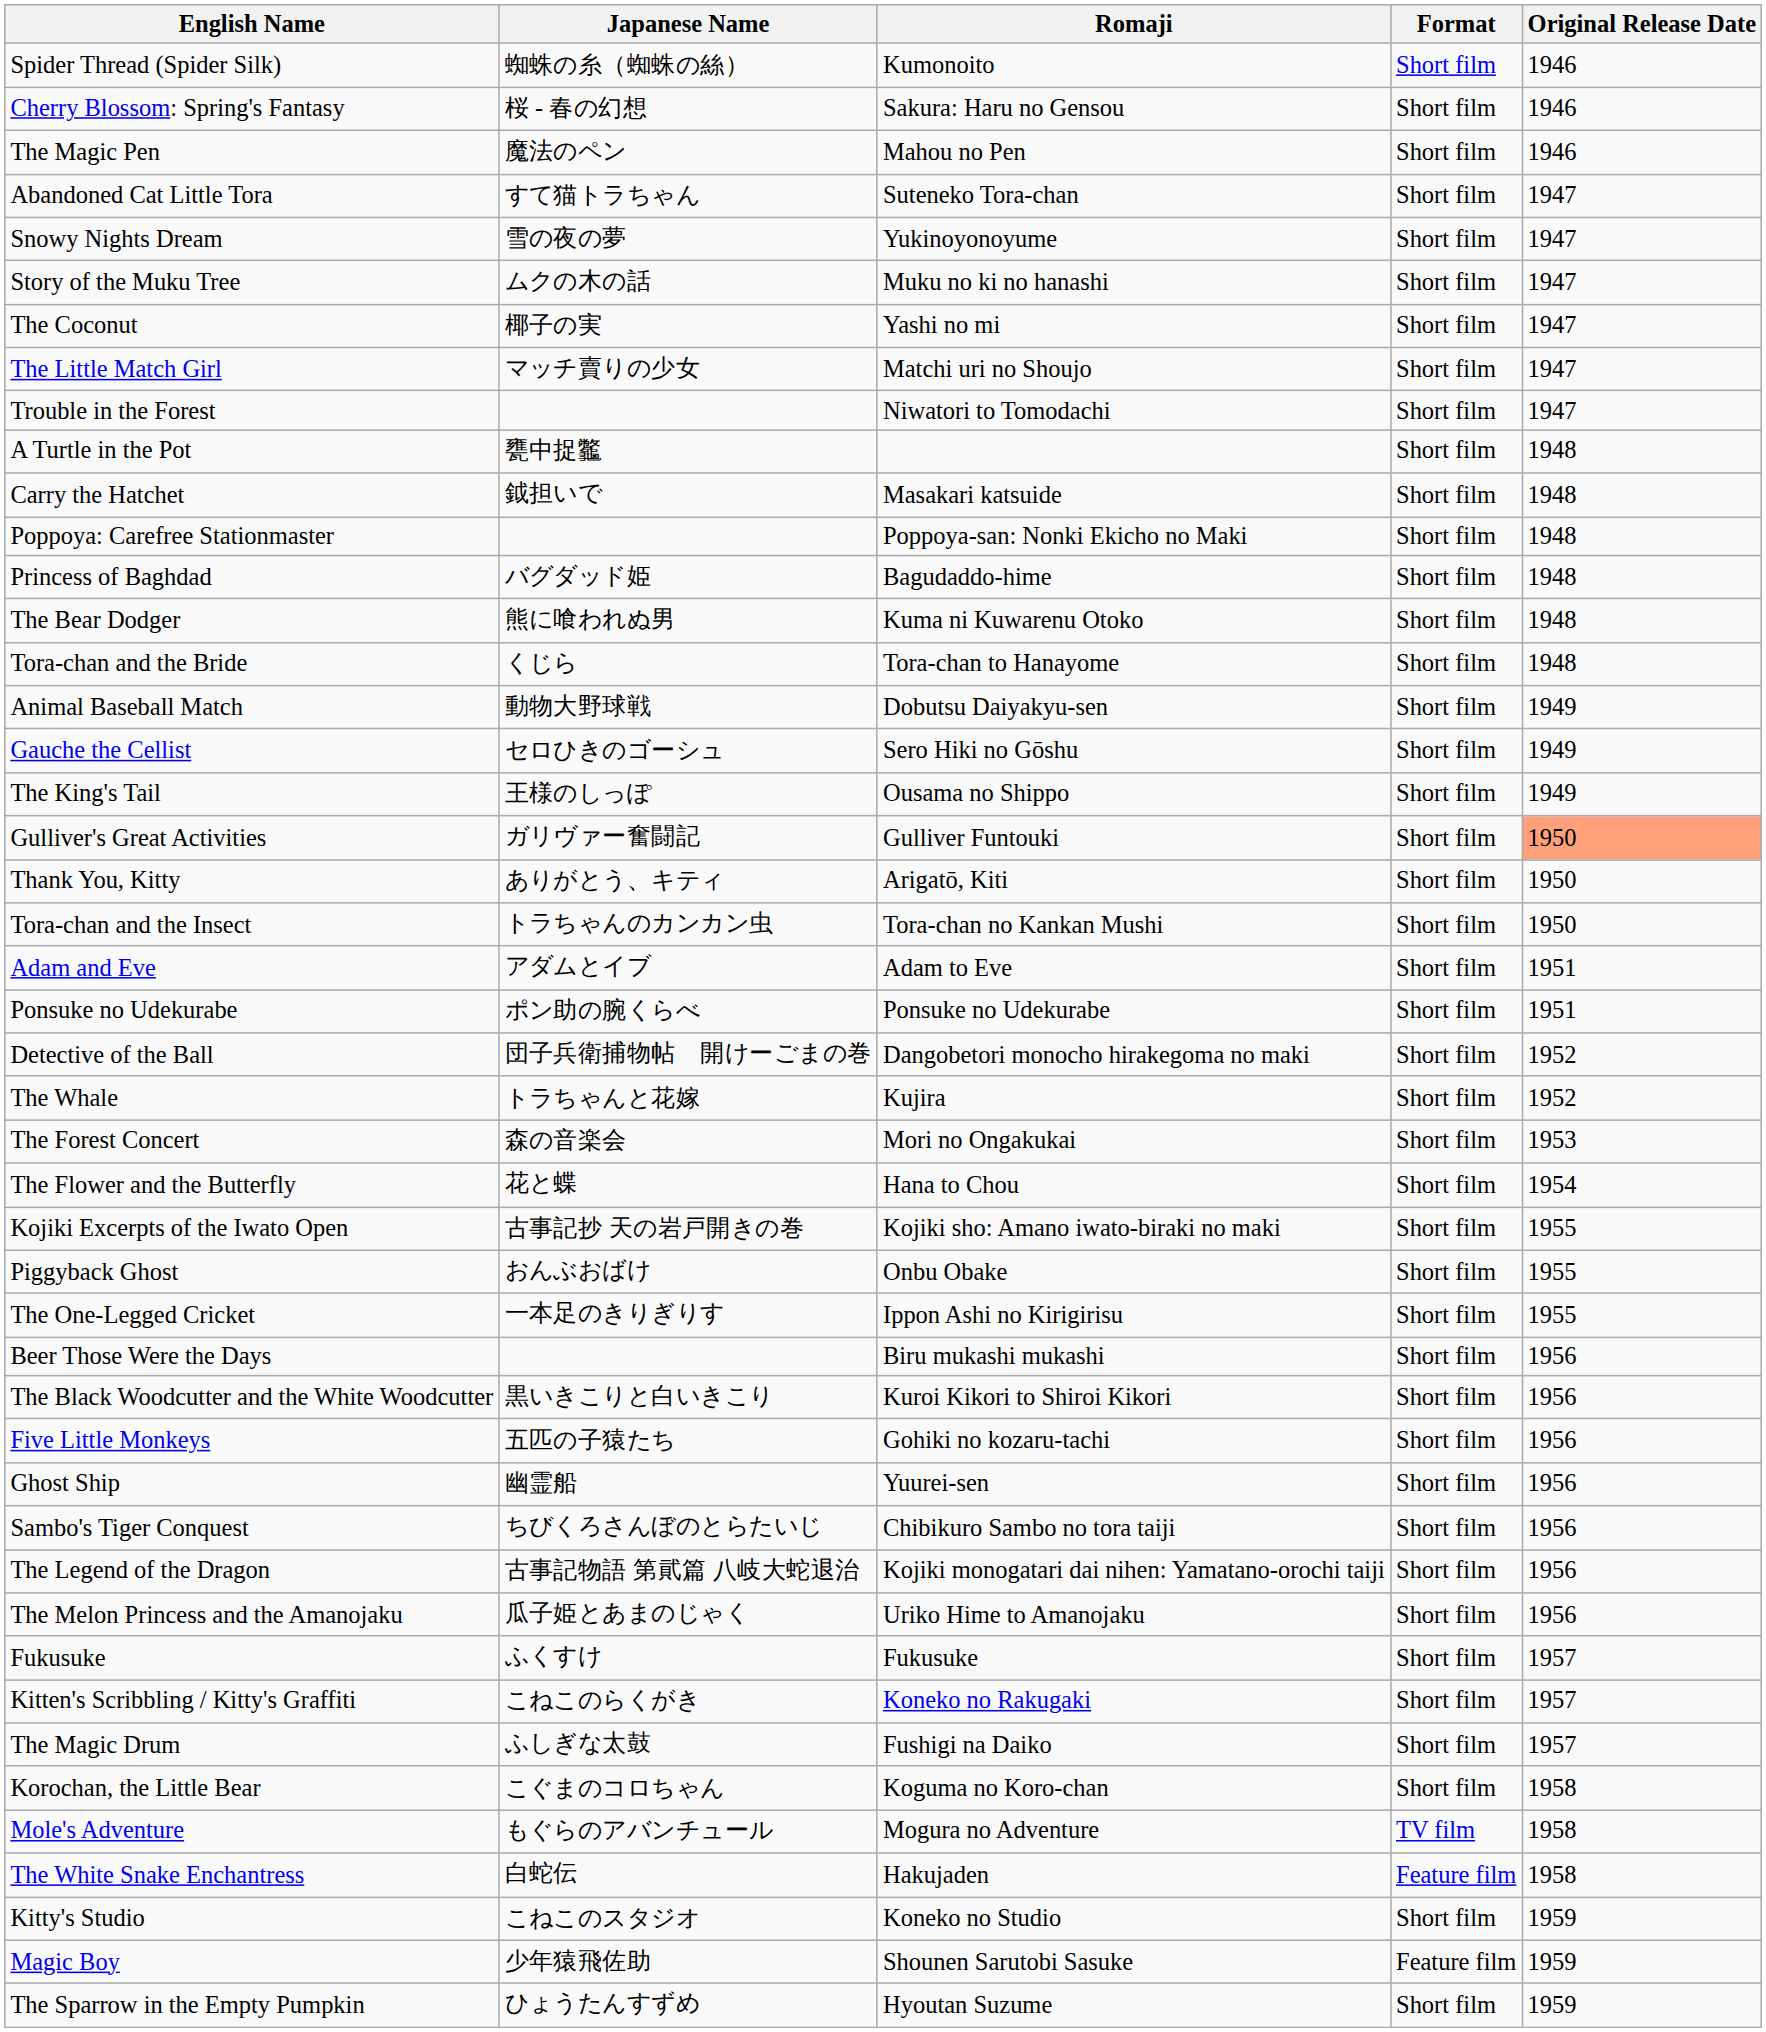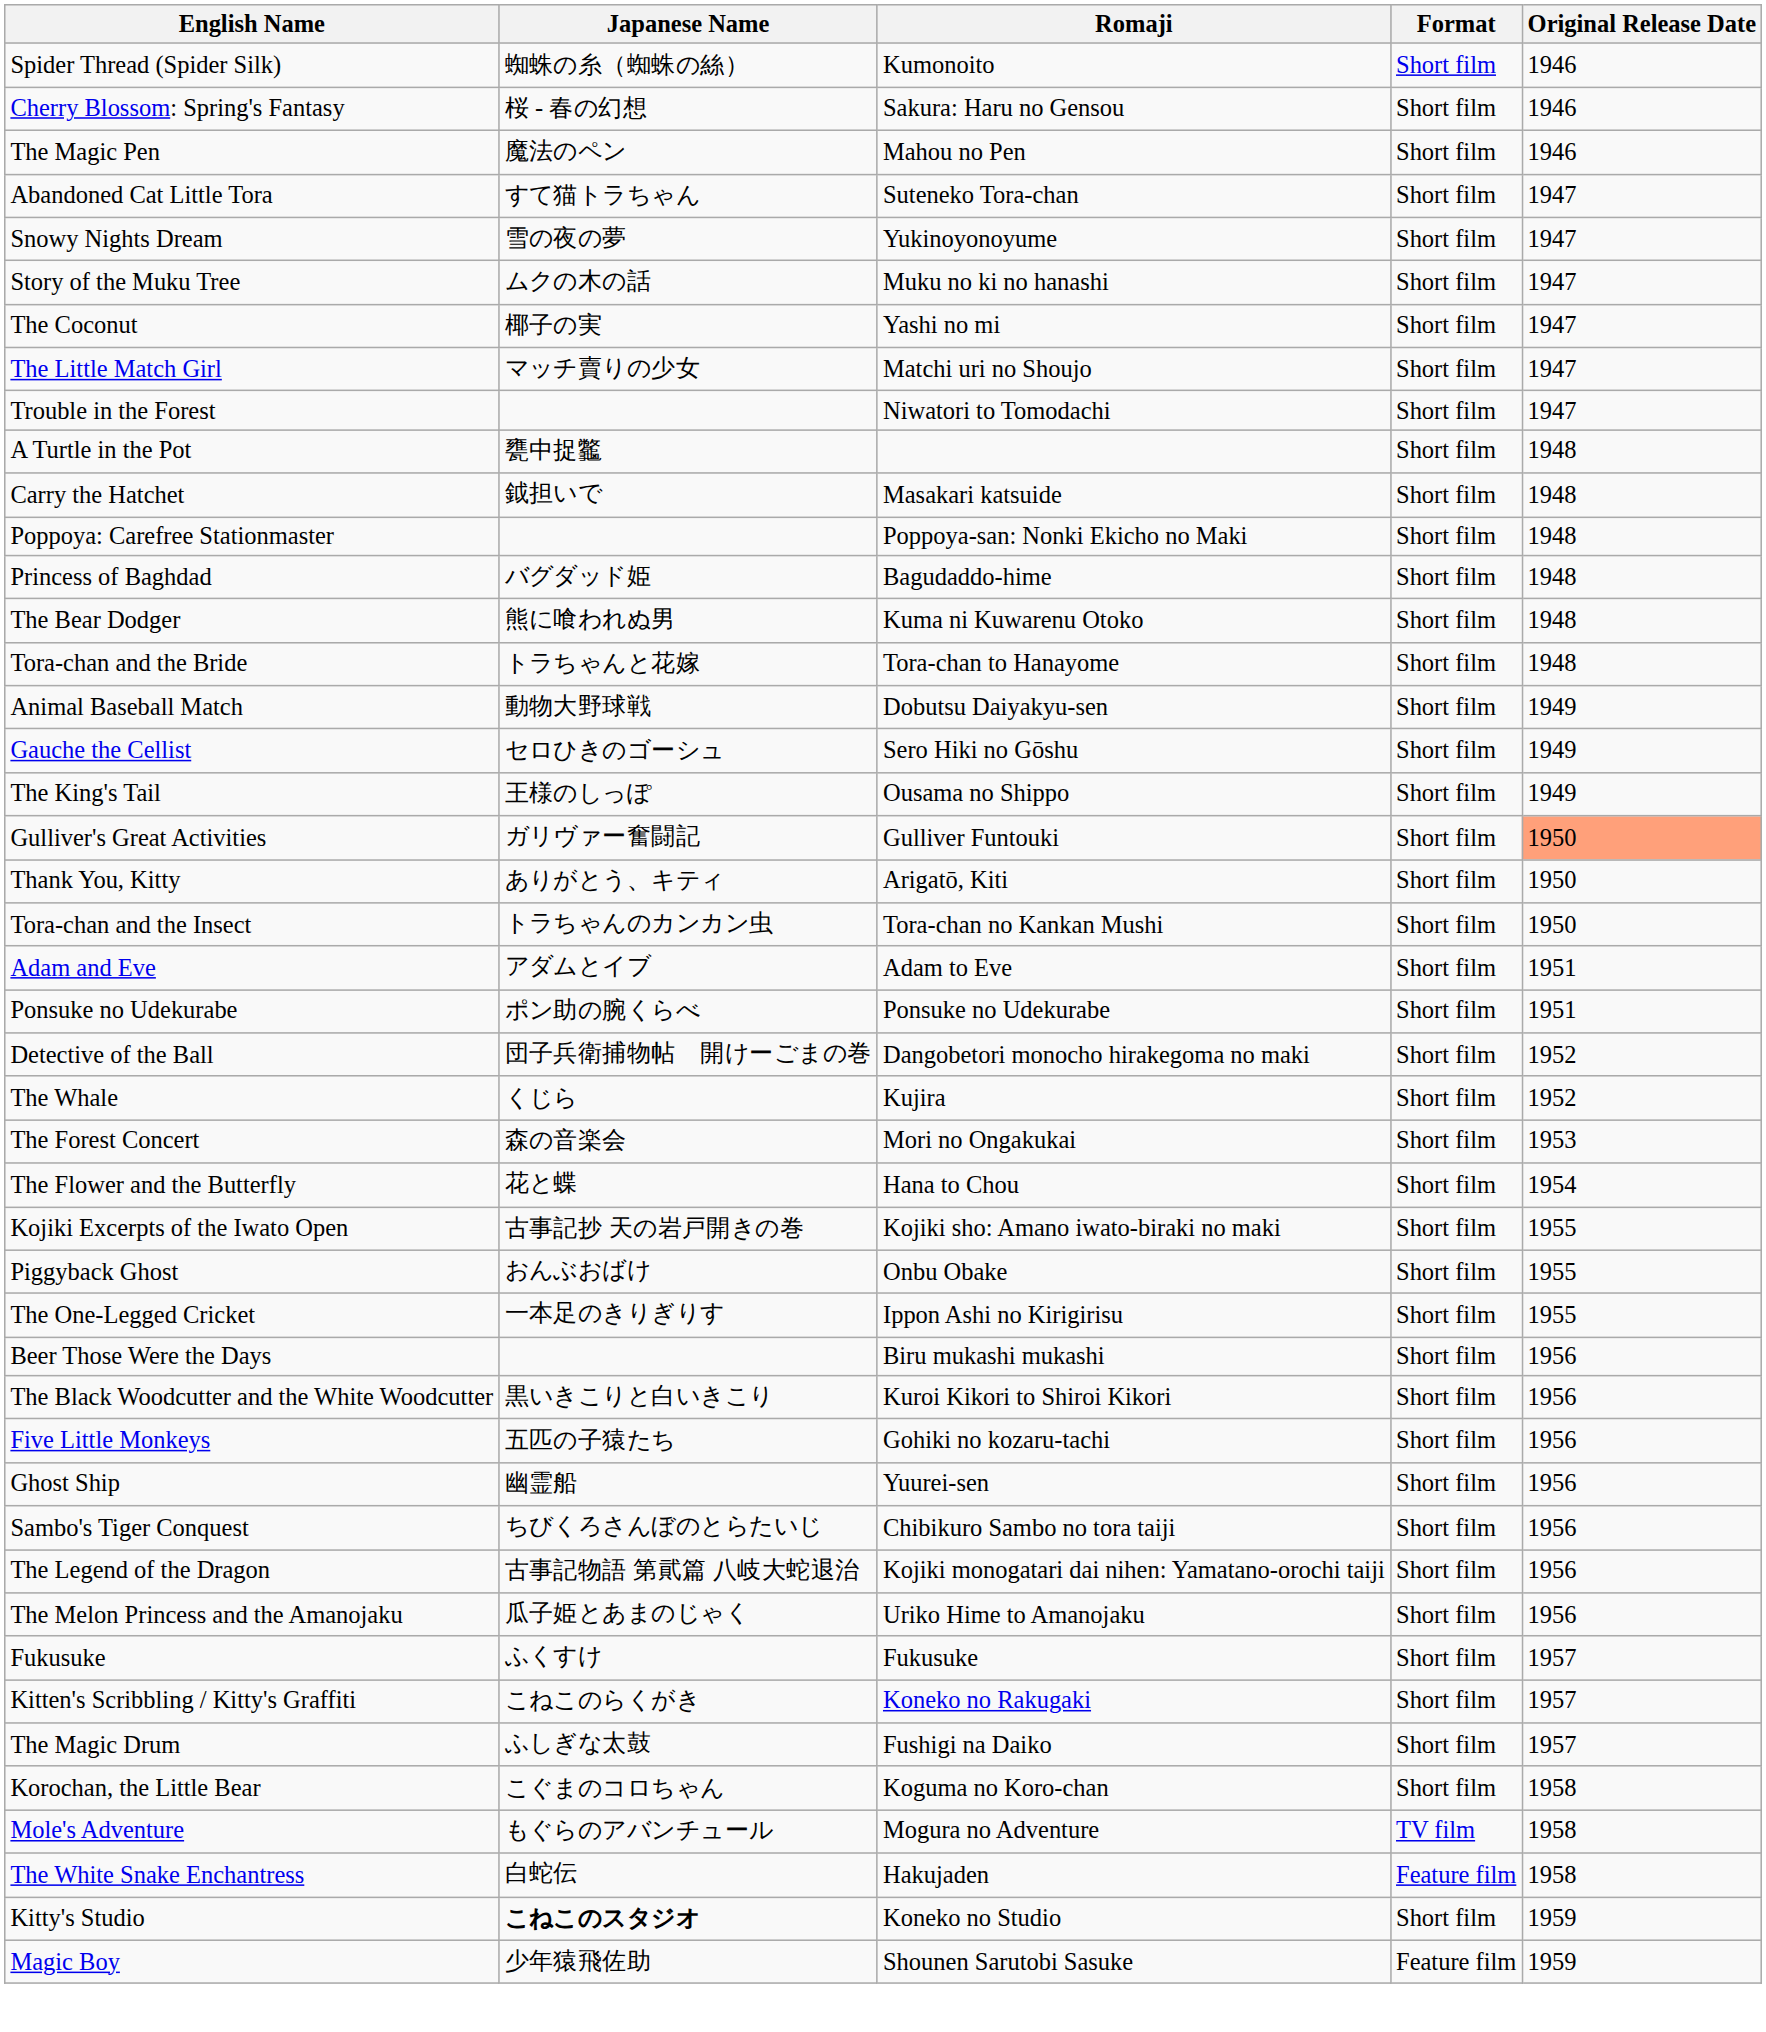(541, 662) くじら -> (602, 662) トラちゃんと花嫁
(602, 1097) トラちゃんと花嫁 -> (541, 1097) くじら
(602, 1917) normal -> (602, 1917) bold
- row: (188, 2004)
